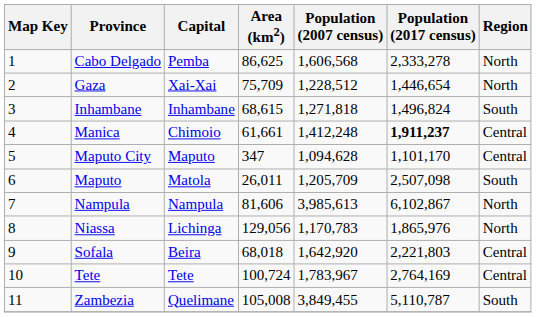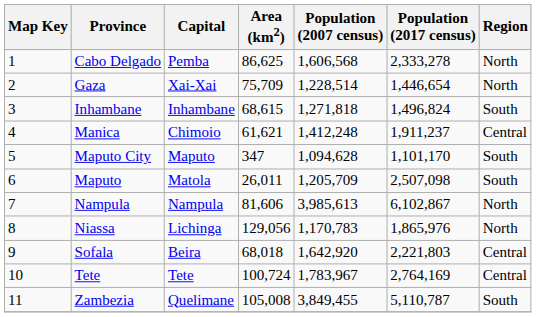(328, 85) 1,228,512 -> (328, 85) 1,228,514
(262, 132) 61,661 -> (262, 132) 61,621
(420, 132) bold -> (420, 132) normal
(505, 156) Central -> (500, 156) South
